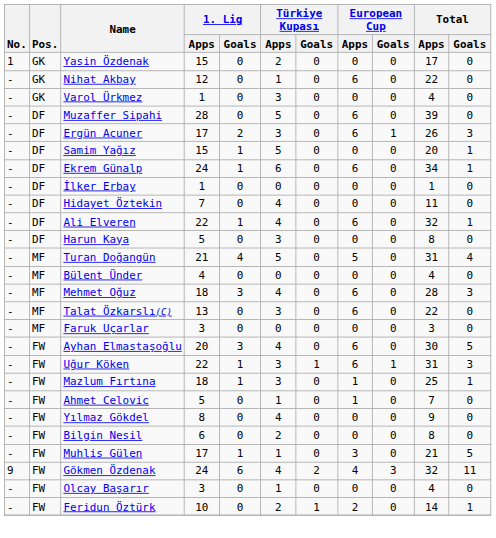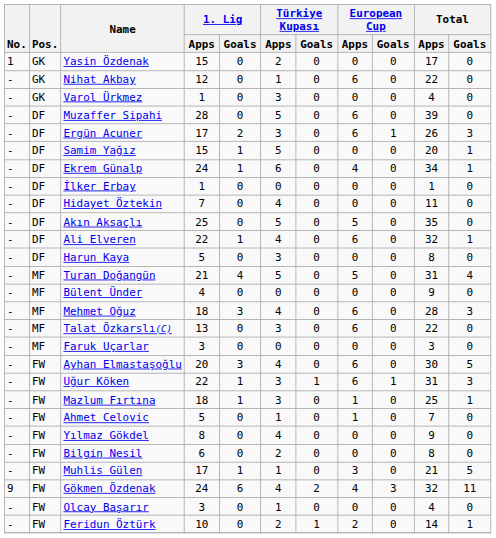(355, 168) 6 -> (355, 168) 4
+ row: (103, 222)
(432, 275) 4 -> (432, 293) 9
